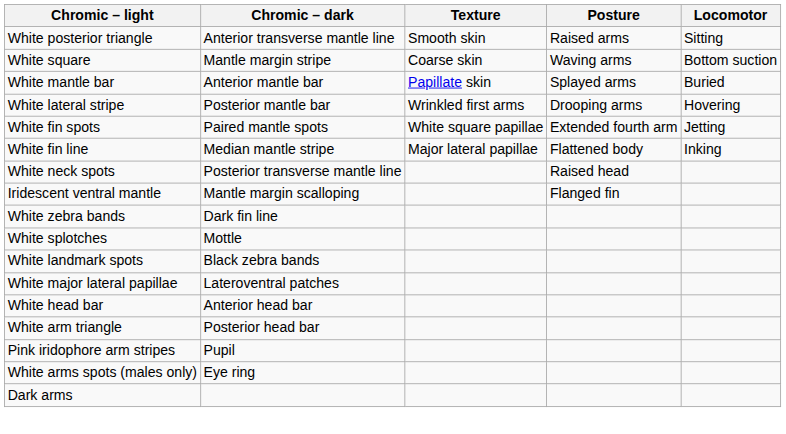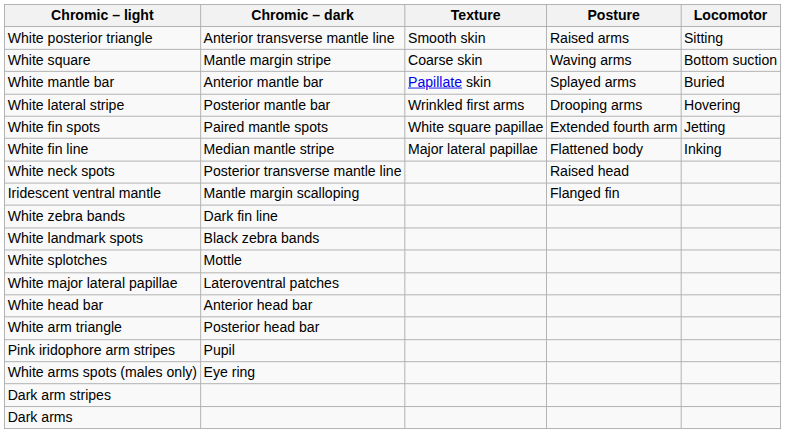rows swapped: (75, 261) <-> (57, 238)
+ row: (59, 395)
